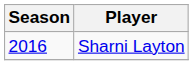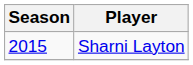(28, 45) 2016 -> (28, 45) 2015
